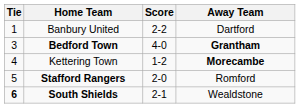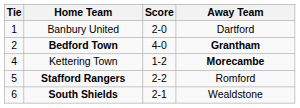(159, 29) 2-2 -> (159, 29) 2-0
(14, 45) 3 -> (14, 45) 2
(159, 78) 2-0 -> (159, 78) 2-2
(14, 95) bold -> (14, 95) normal
